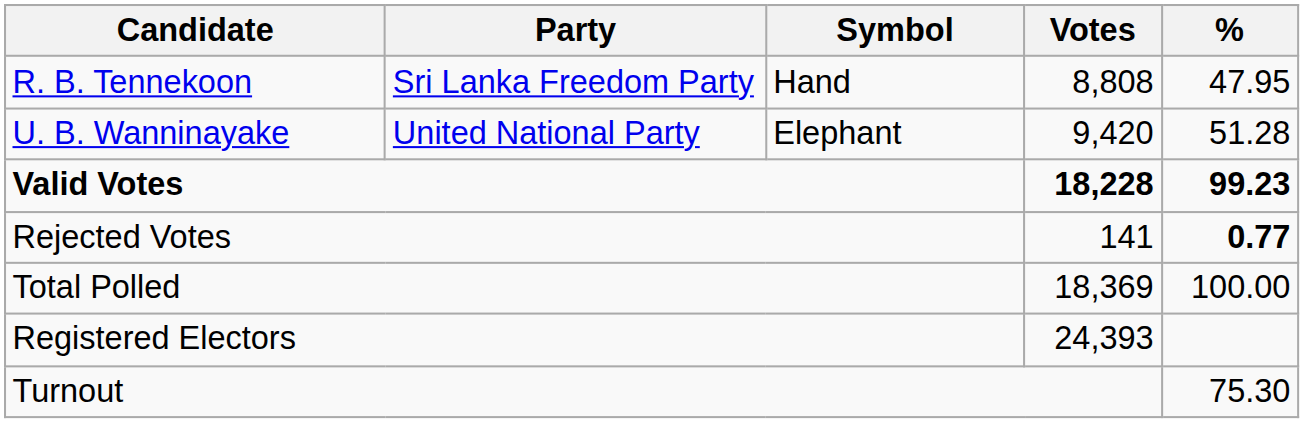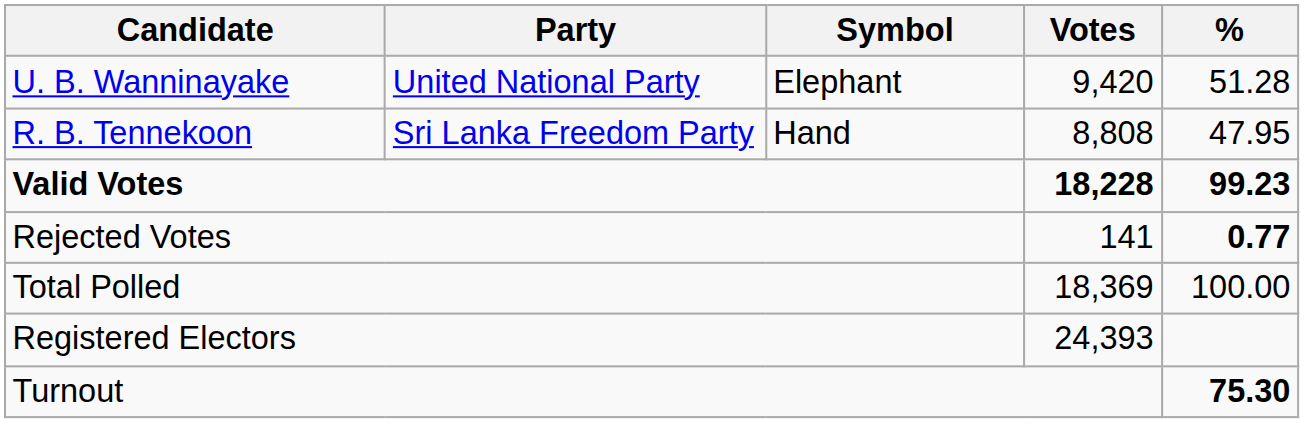rows swapped: (151, 133) <-> (132, 81)
(1250, 390) normal -> (1250, 390) bold
